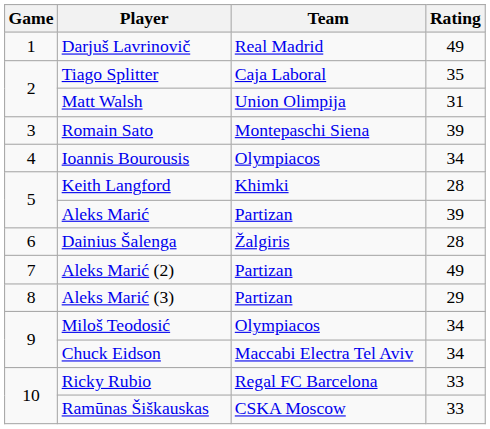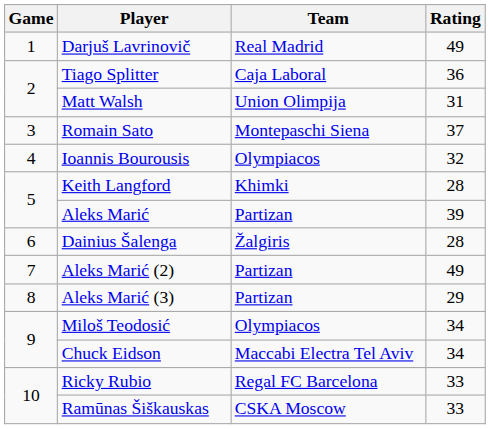(455, 74) 35 -> (455, 74) 36
(455, 130) 39 -> (455, 130) 37
(455, 158) 34 -> (455, 158) 32
